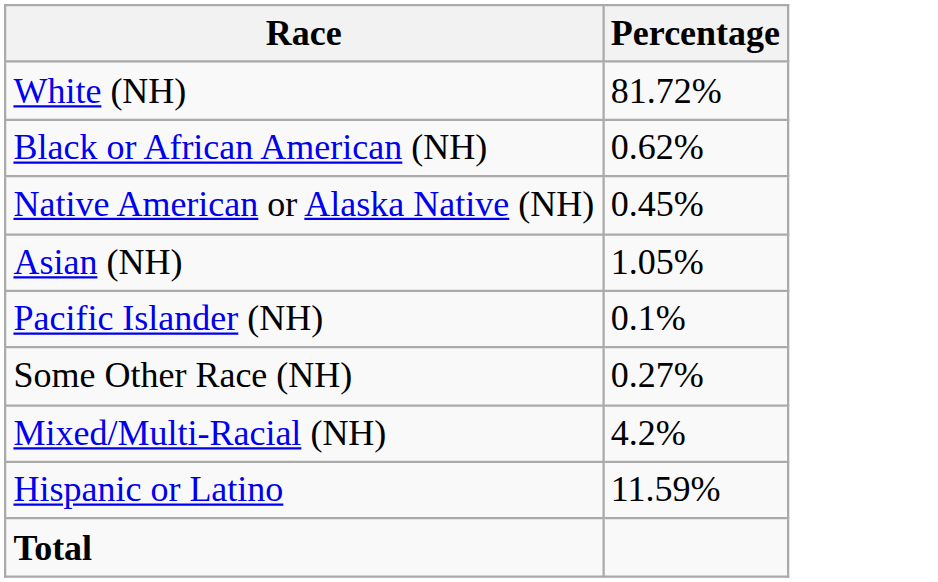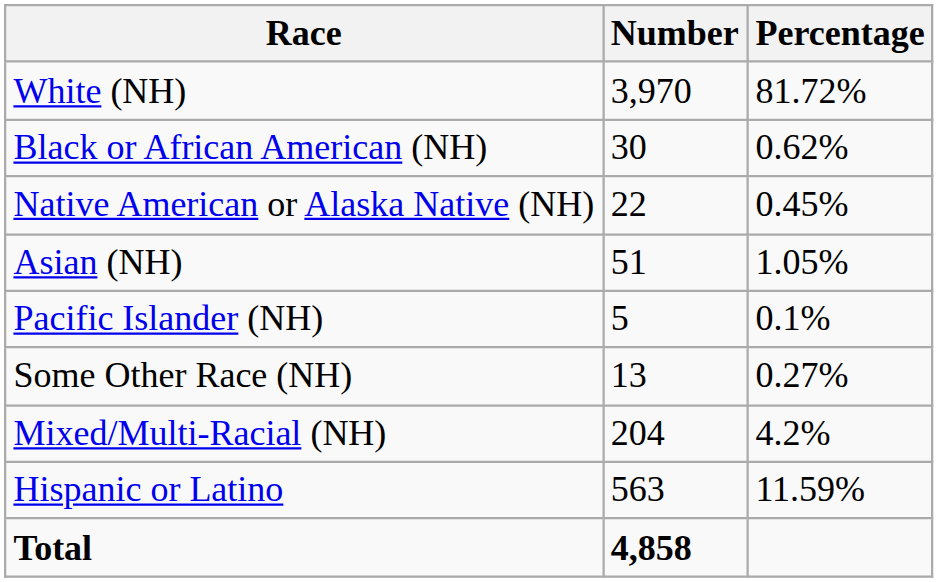+ column: (675, 33)
